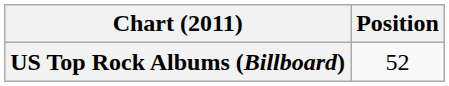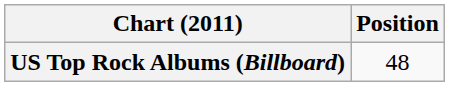(397, 61) 52 -> (397, 61) 48
